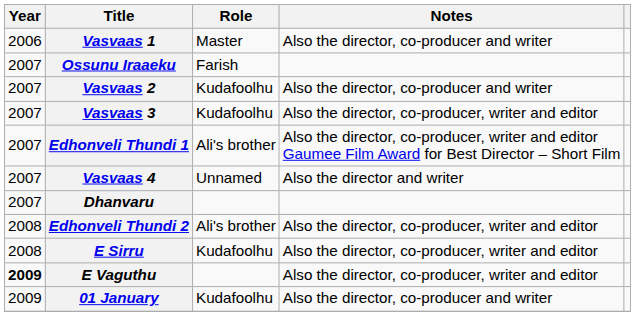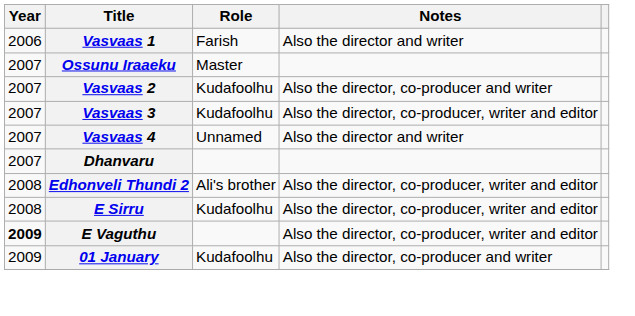(219, 40) Master -> (217, 40) Farish
(418, 40) Also the director, co-producer and writer -> (373, 40) Also the director and writer
(217, 64) Farish -> (219, 64) Master
- row: (119, 145)
